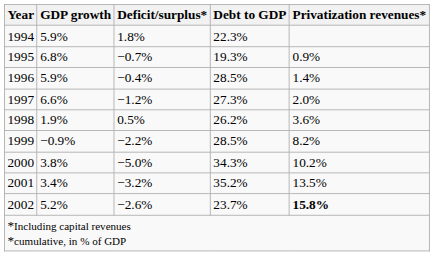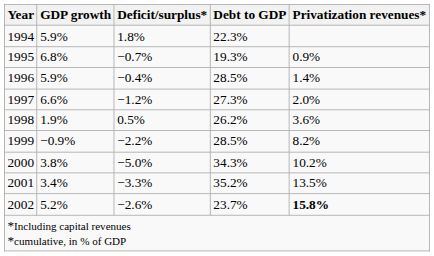(135, 183) −3.2% -> (135, 183) −3.3%
